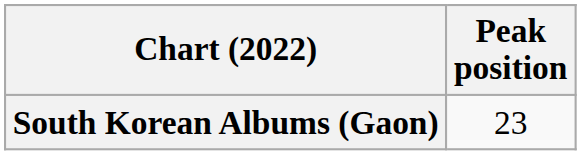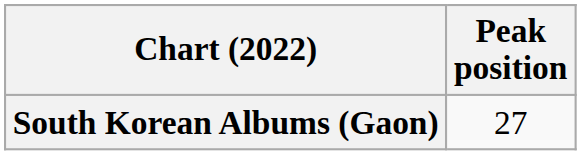(511, 121) 23 -> (511, 121) 27
